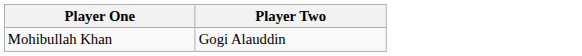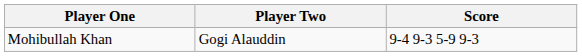+ column: (481, 16)
